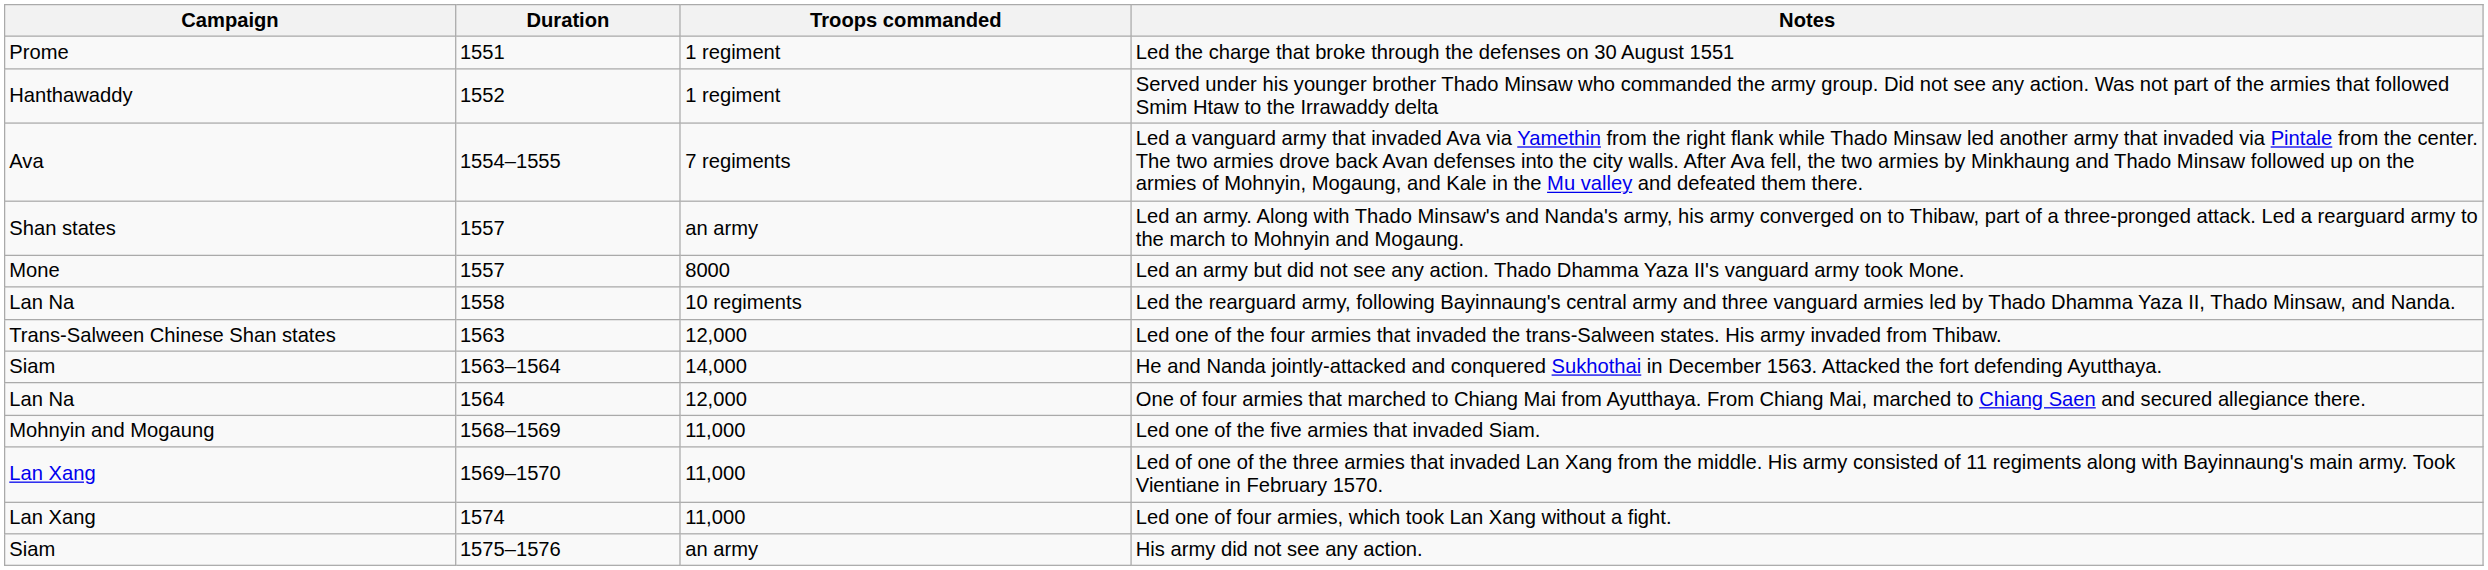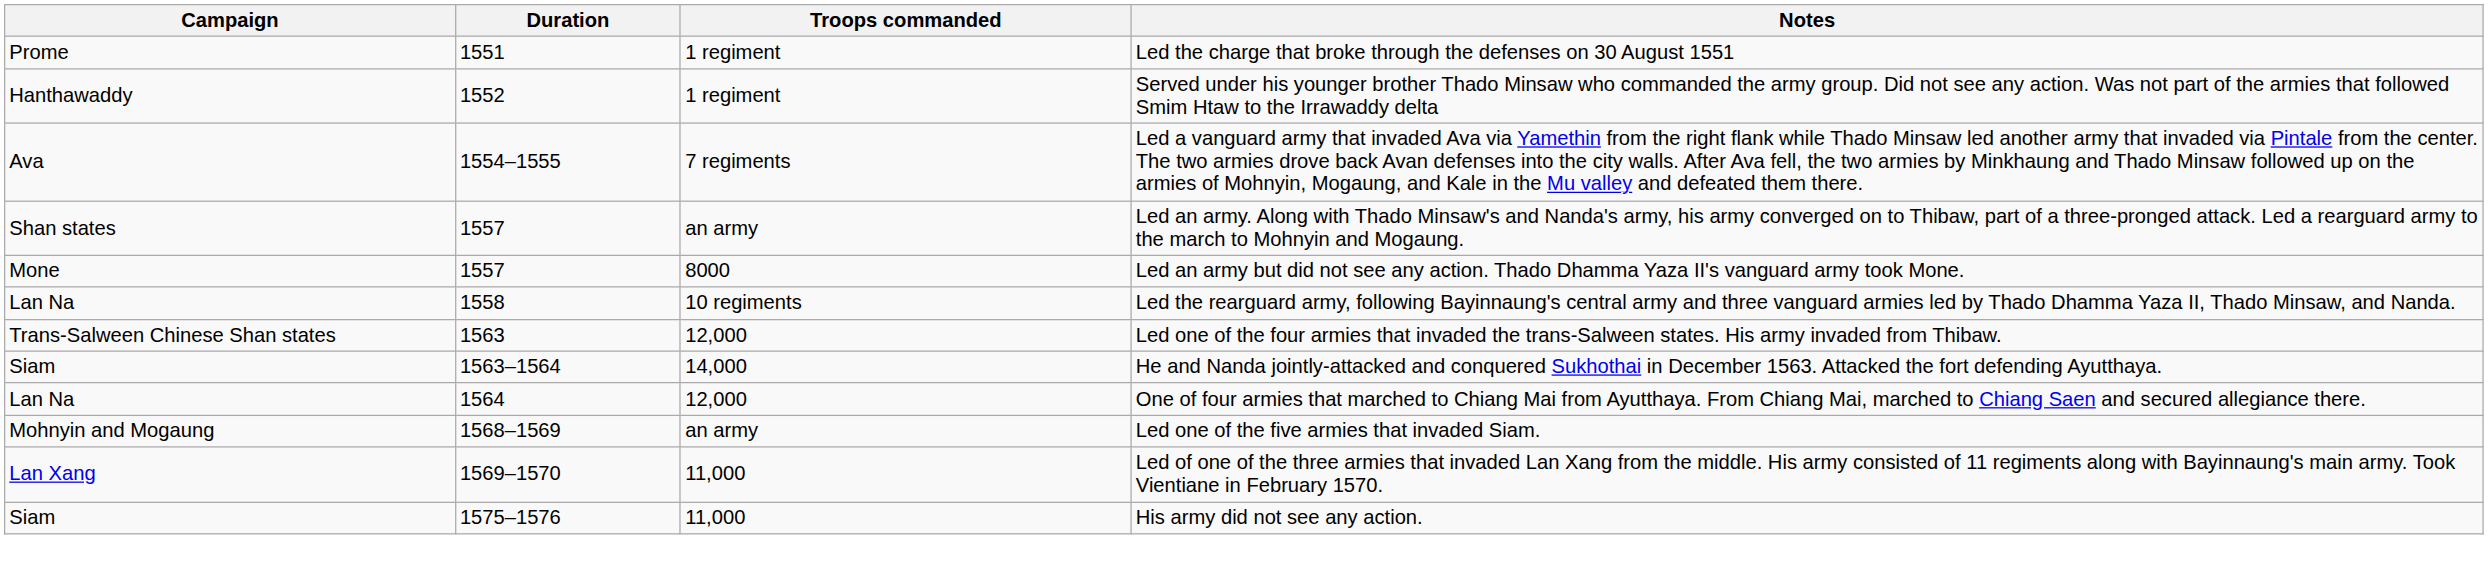(715, 430) 11,000 -> (722, 430) an army
- row: (1404, 517)
(722, 549) an army -> (715, 517) 11,000
